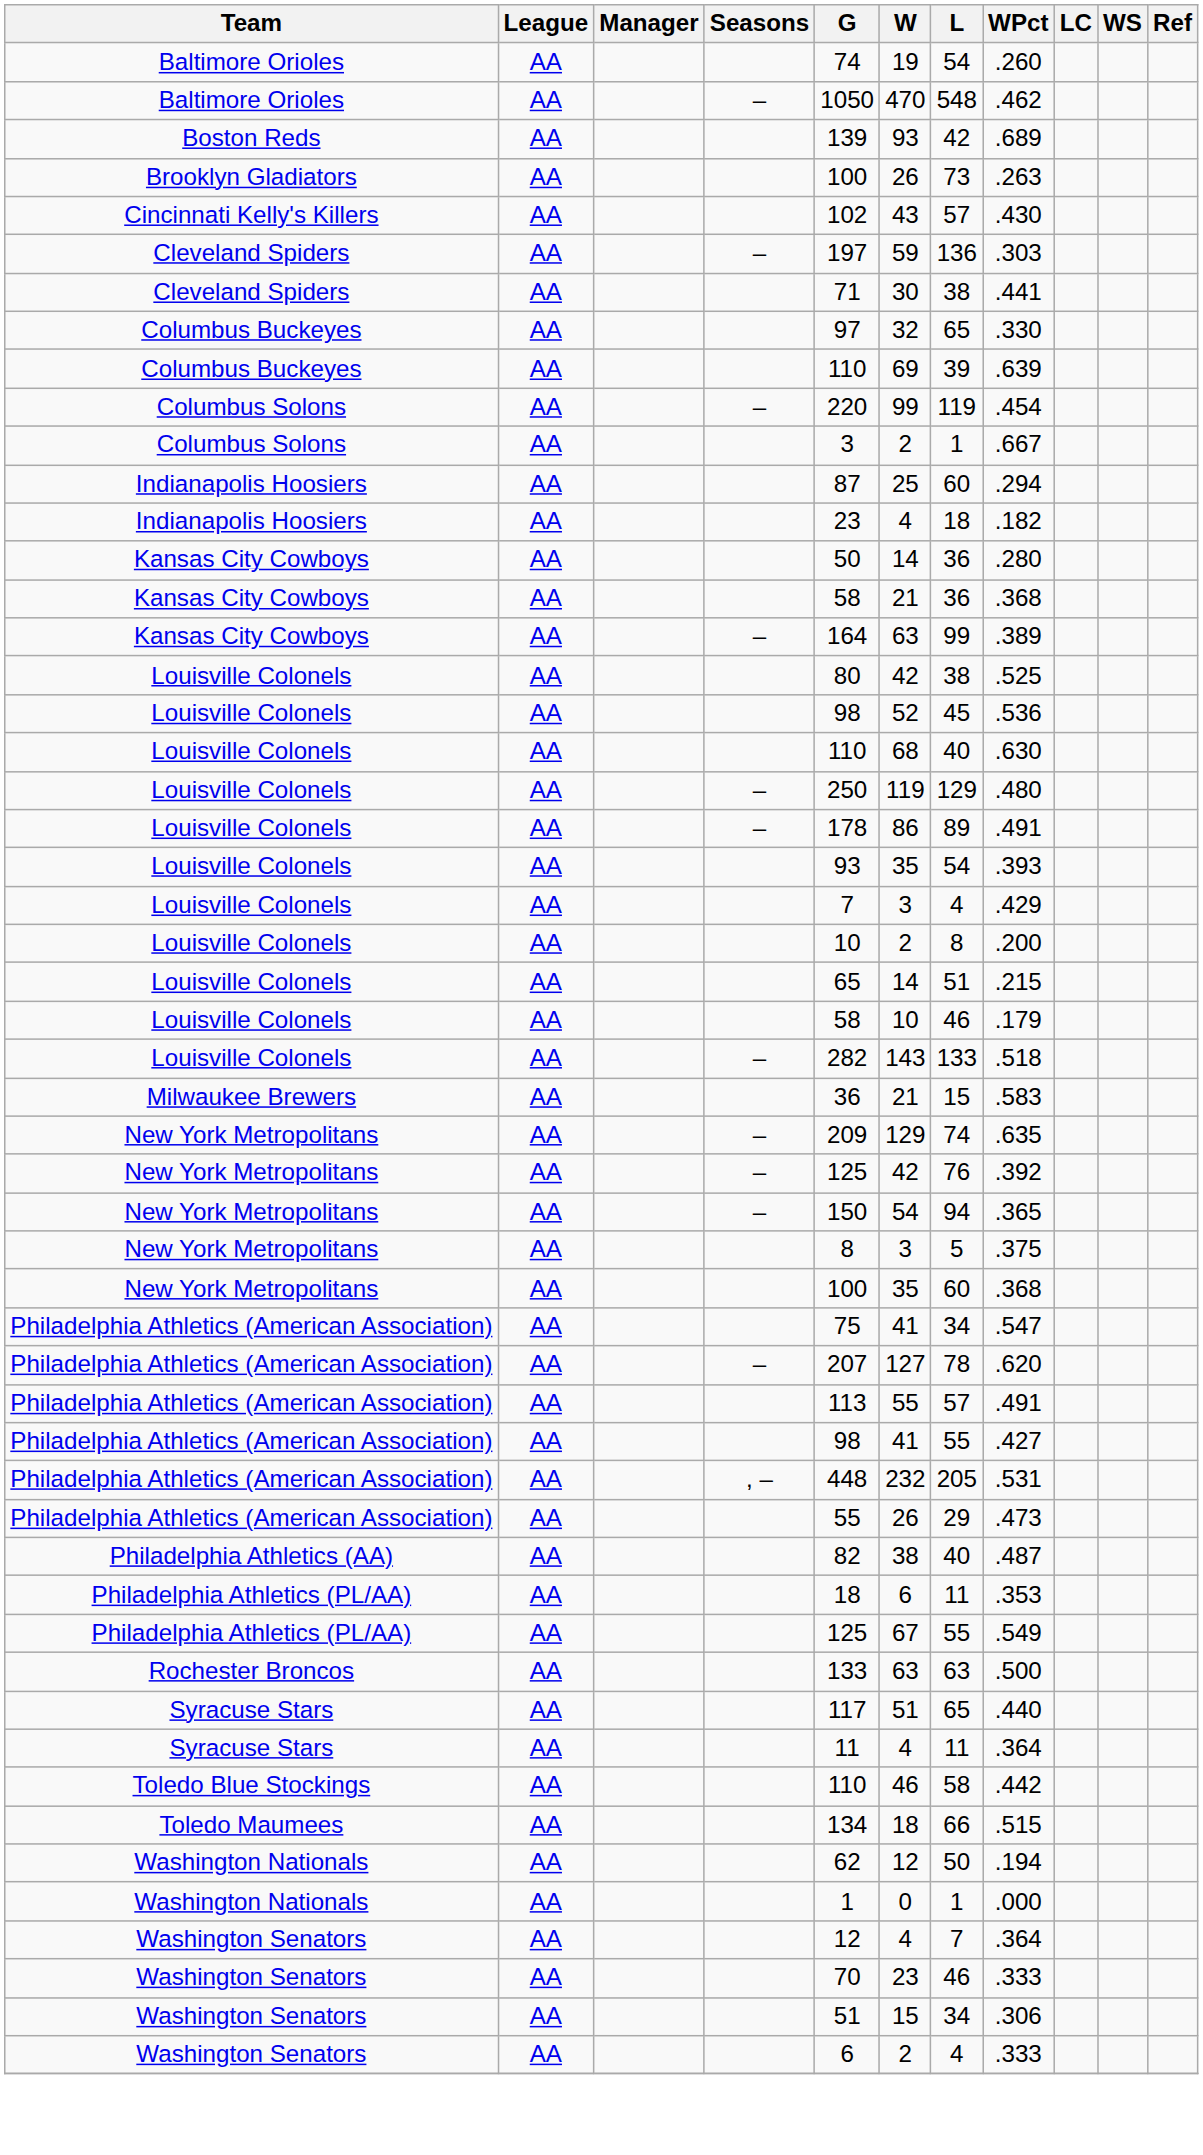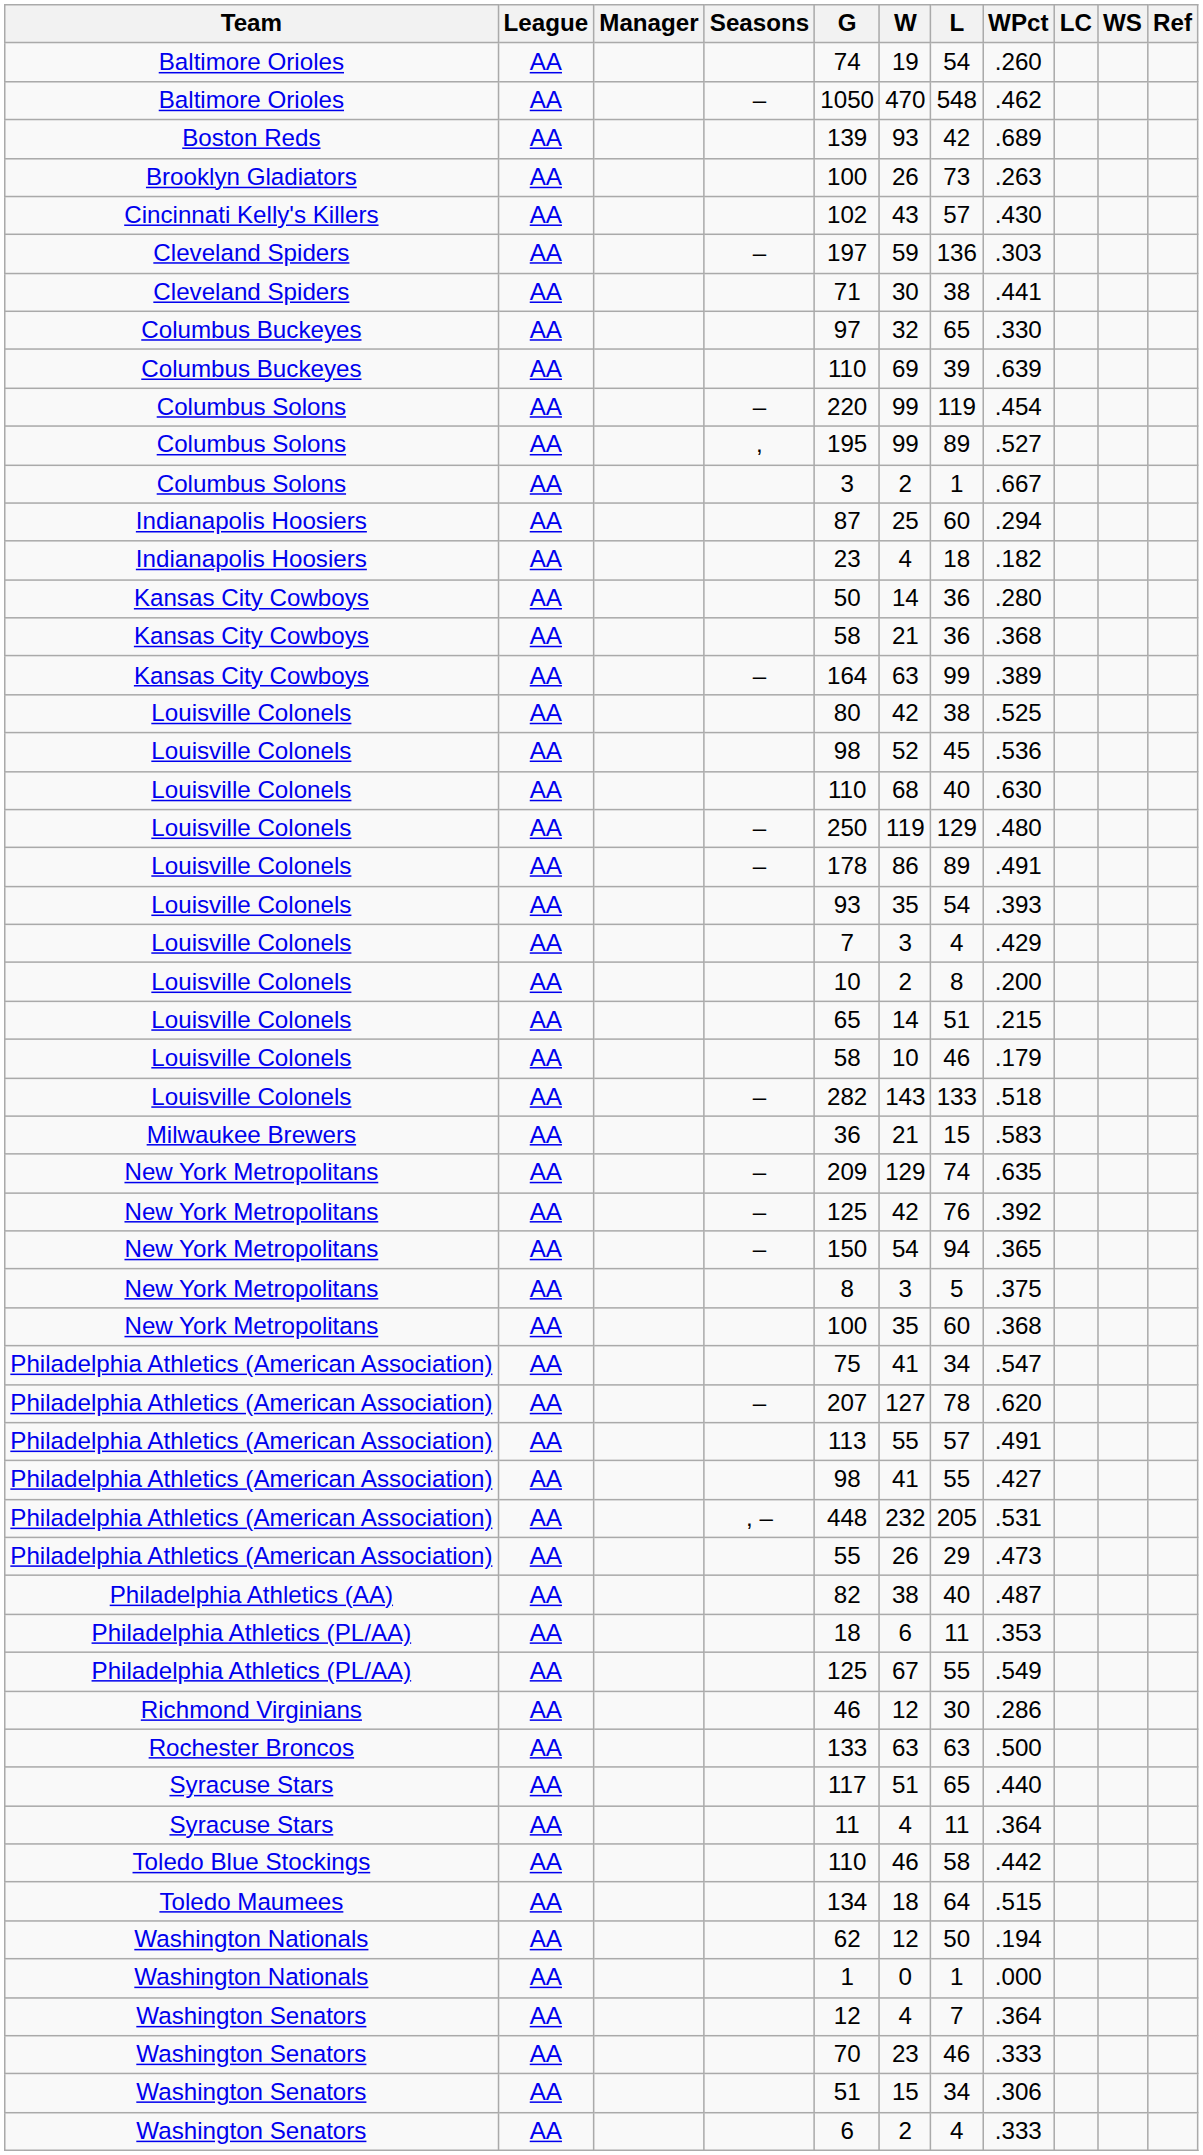+ row: (251, 445)
+ row: (251, 1709)
(957, 1824) 66 -> (957, 1901) 64
